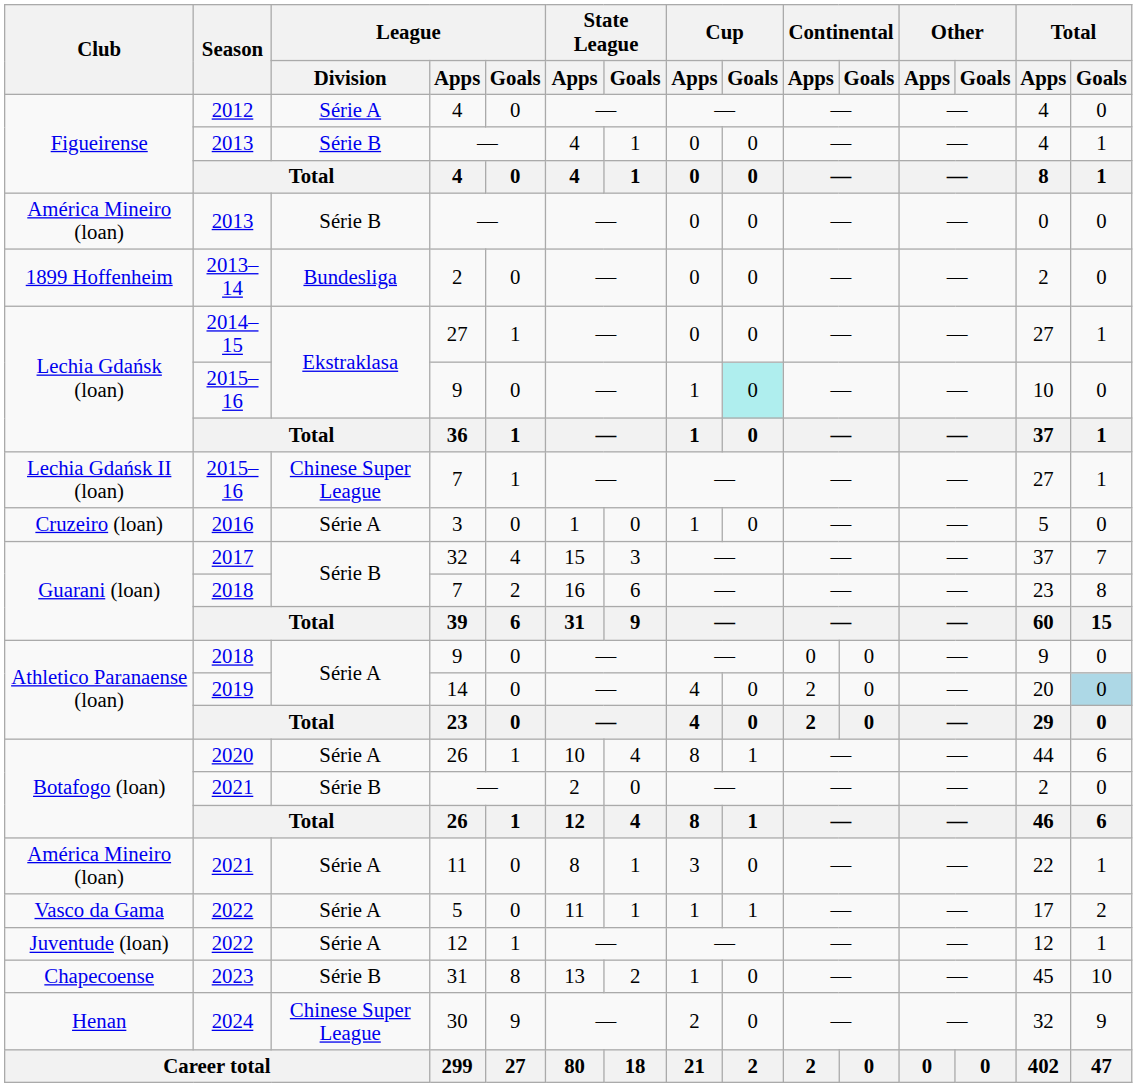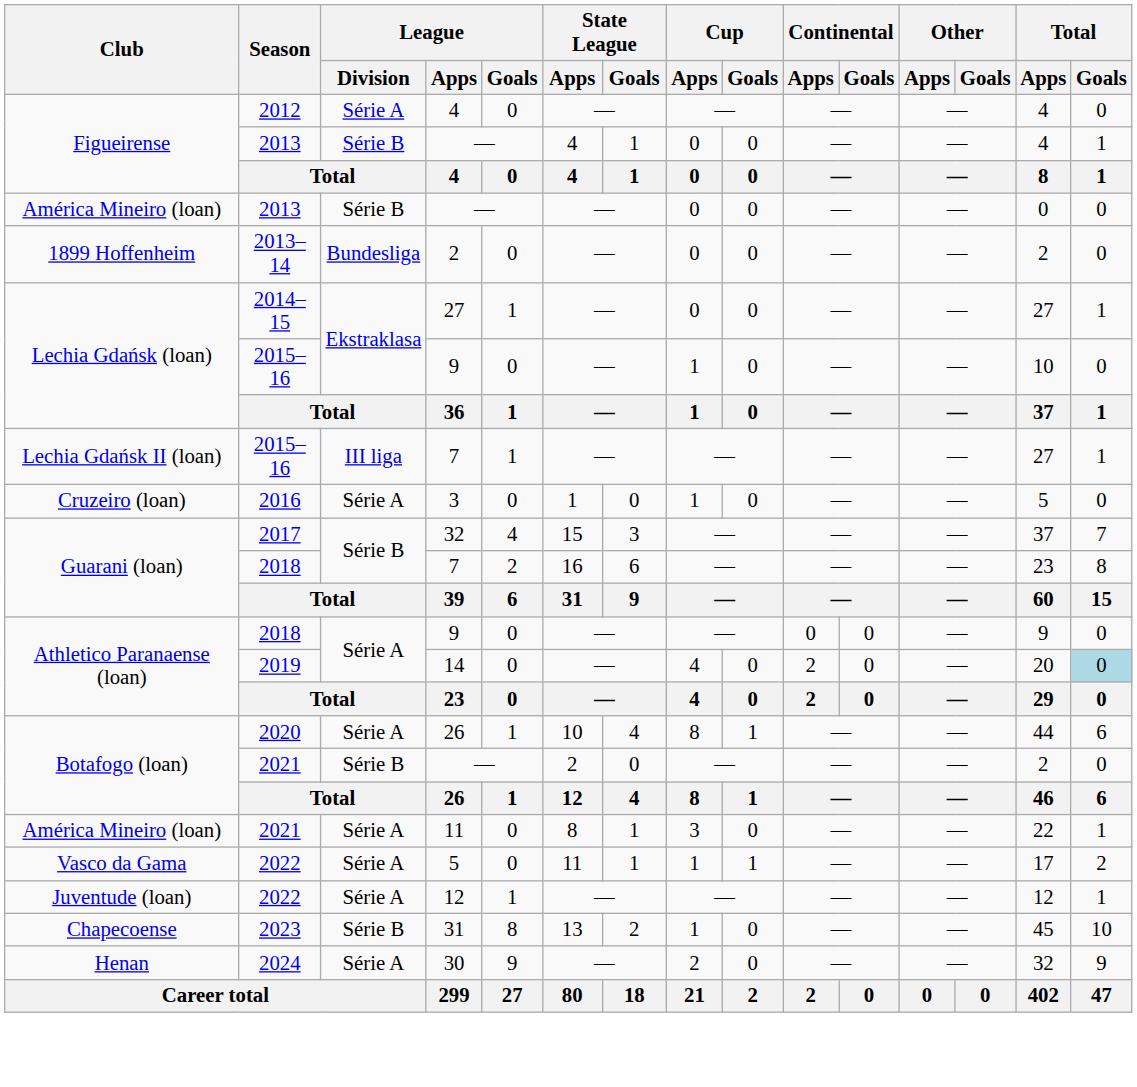(753, 390) paleturquoise background -> (753, 366) no background
(350, 479) Chinese Super League -> (373, 456) III liga
(350, 1021) Chinese Super League -> (373, 962) Série A
